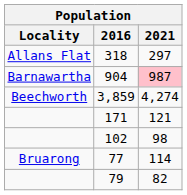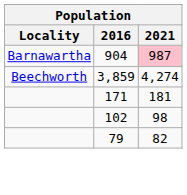- row: (116, 56)
(160, 118) 121 -> (160, 97) 181
- row: (116, 159)
